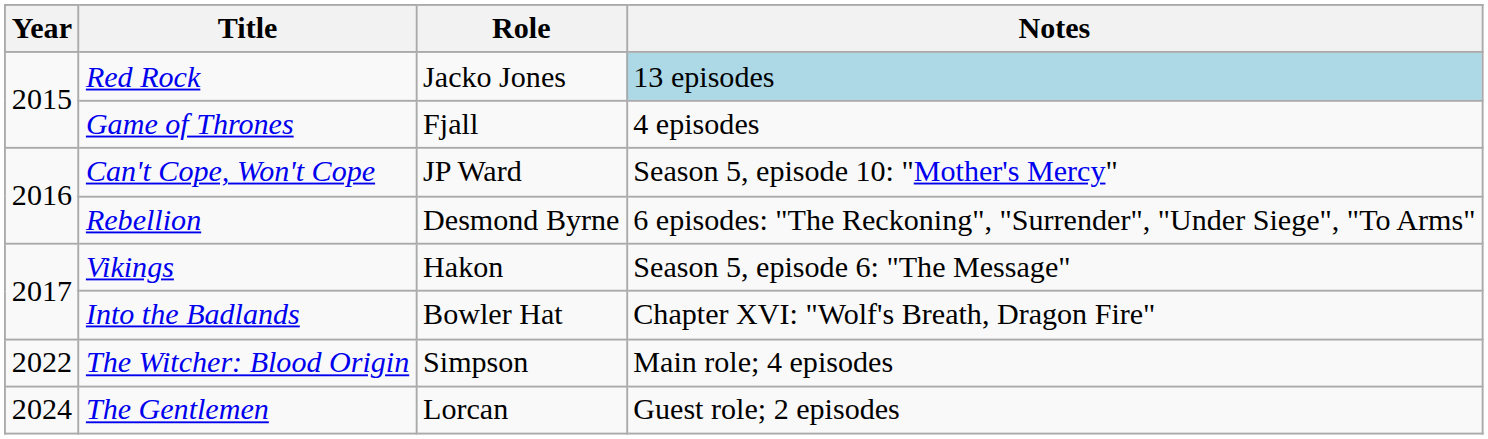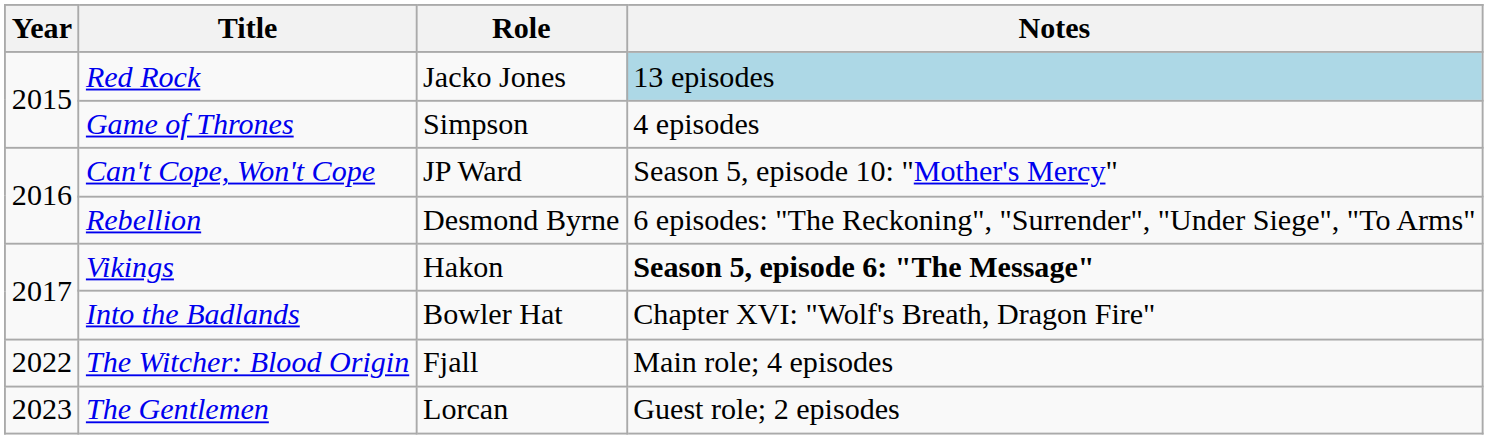(451, 123) Fjall -> (476, 123) Simpson
(852, 266) normal -> (864, 266) bold
(476, 362) Simpson -> (451, 362) Fjall
(42, 409) 2024 -> (42, 409) 2023
